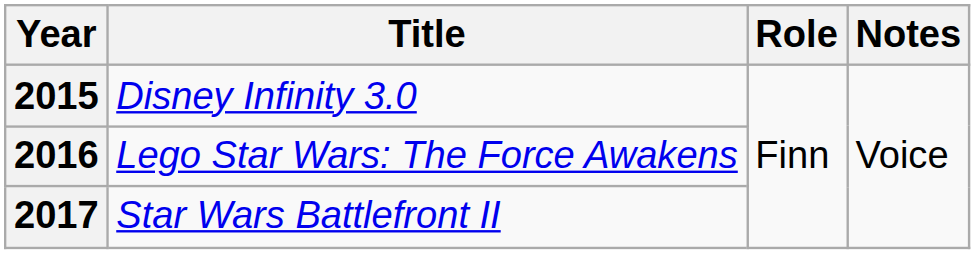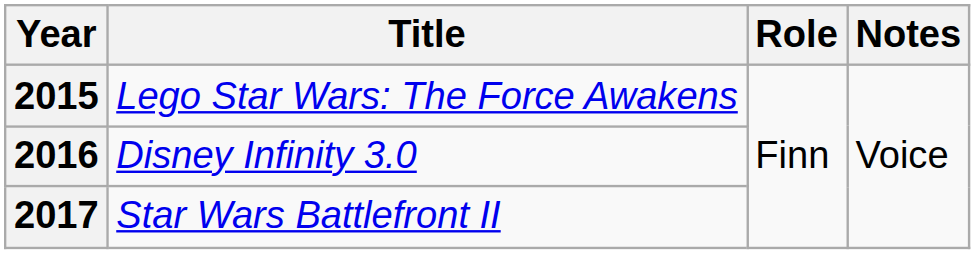(267, 95) Disney Infinity 3.0 -> (427, 95) Lego Star Wars: The Force Awakens
(427, 155) Lego Star Wars: The Force Awakens -> (267, 155) Disney Infinity 3.0
